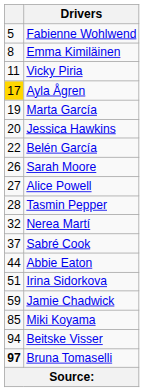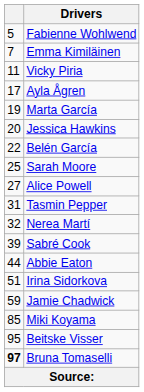(11, 53) 8 -> (11, 53) 7
(14, 91) gold background -> (14, 91) no background
(14, 167) 26 -> (14, 167) 25
(14, 205) 28 -> (14, 205) 31
(14, 244) 37 -> (14, 244) 39
(14, 339) 94 -> (14, 339) 95
